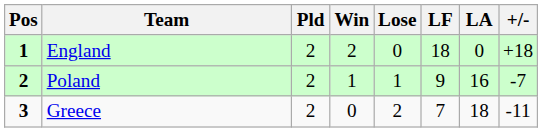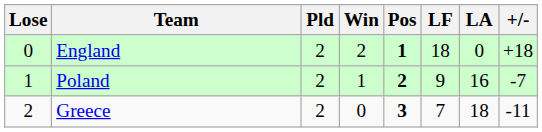columns swapped: (23, 19) <-> (397, 19)
